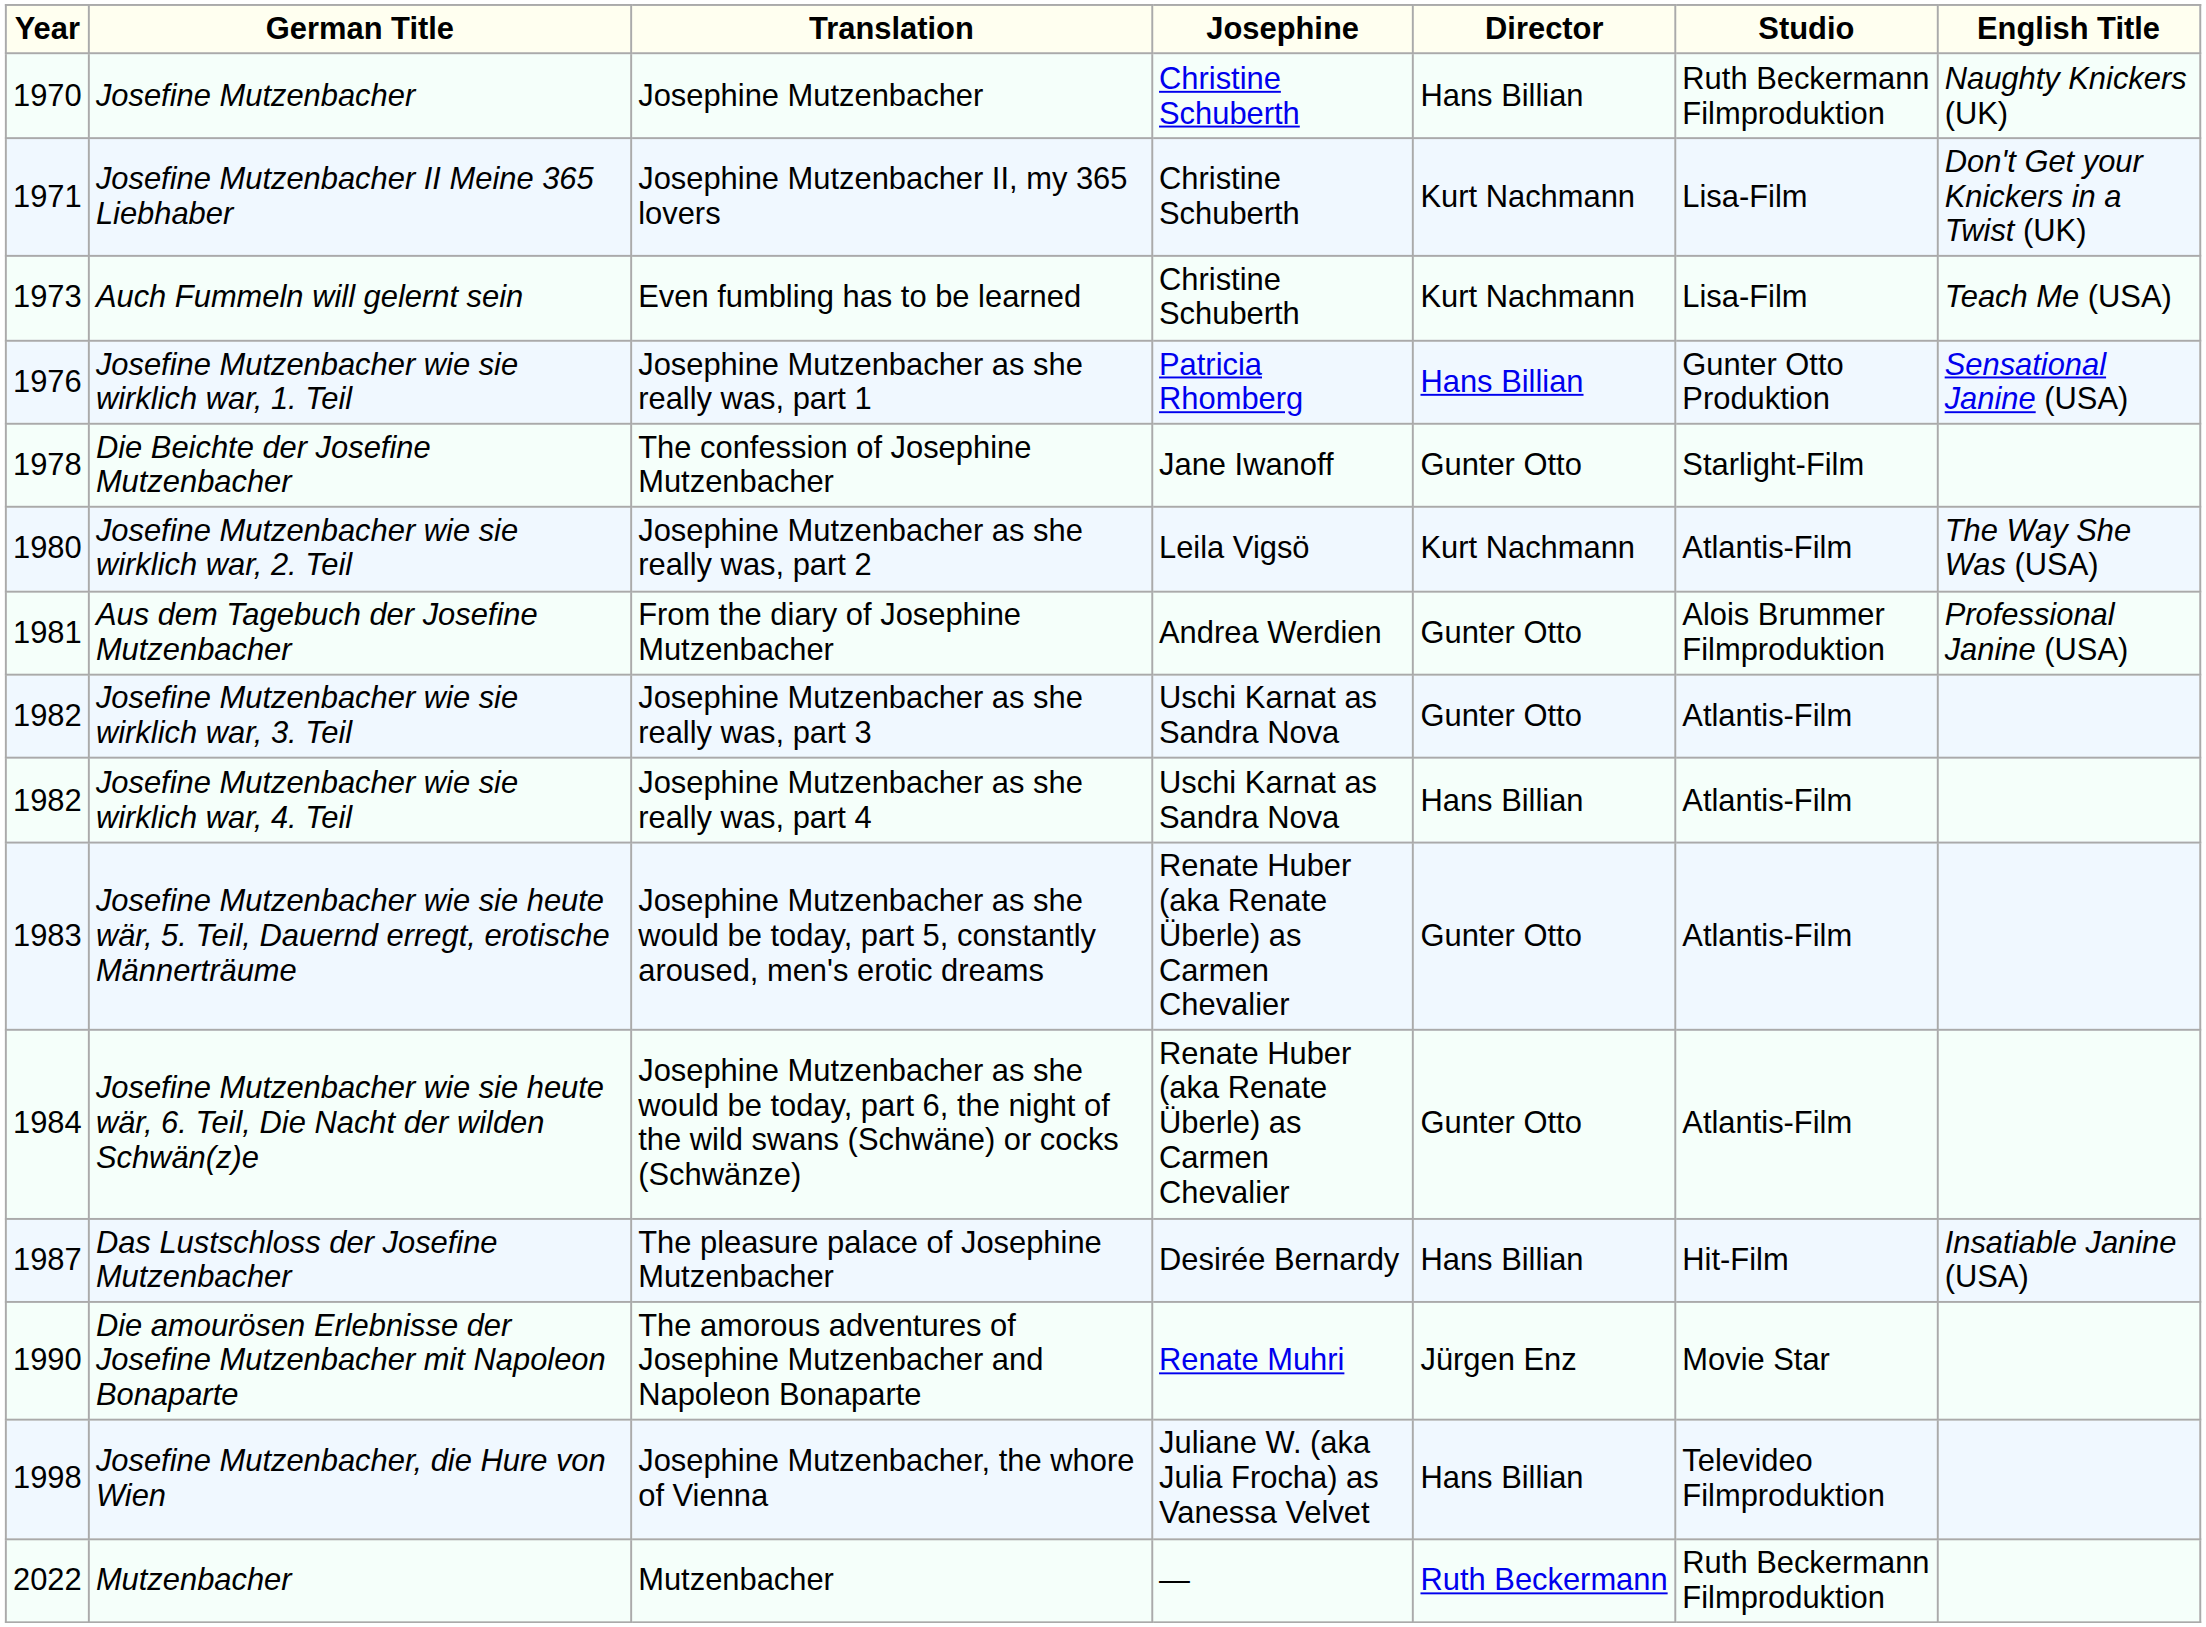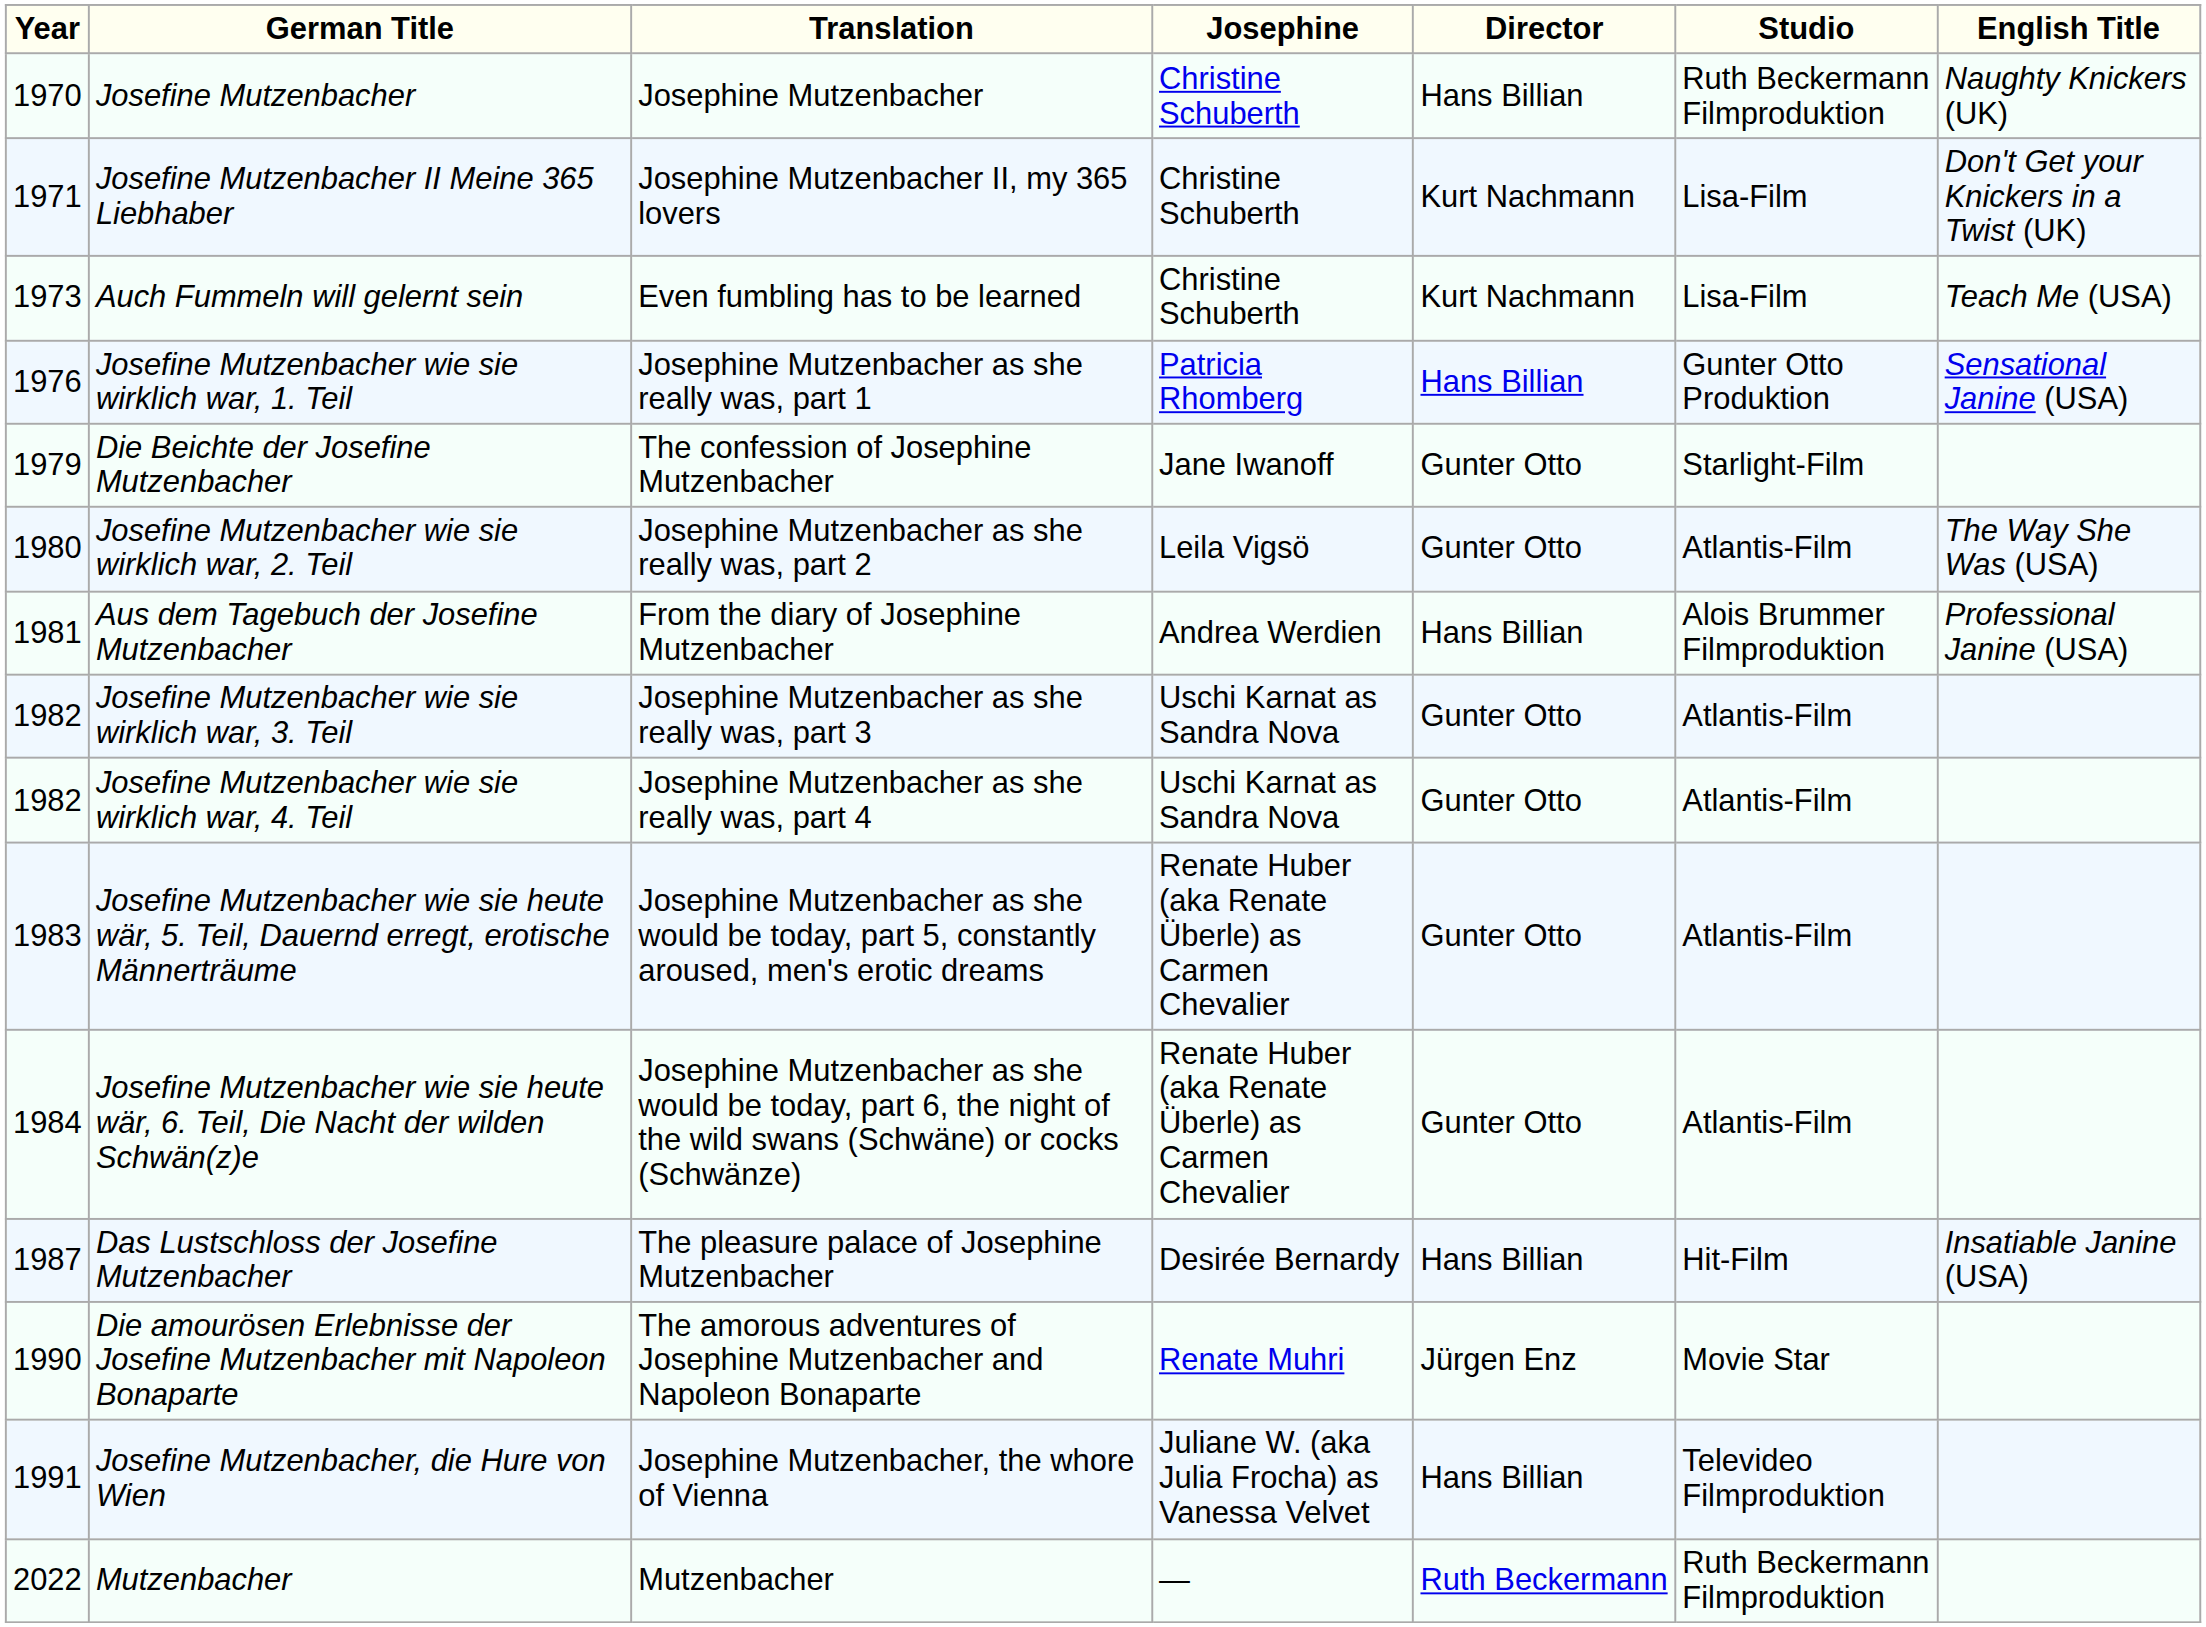(47, 464) 1978 -> (47, 464) 1979
(1528, 548) Kurt Nachmann -> (1501, 548) Gunter Otto
(1501, 632) Gunter Otto -> (1502, 632) Hans Billian
(1502, 799) Hans Billian -> (1501, 799) Gunter Otto
(47, 1478) 1998 -> (47, 1478) 1991
